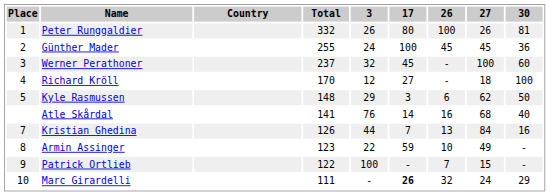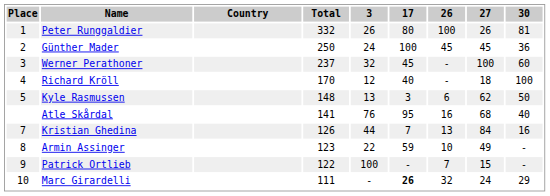(326, 48) 255 -> (326, 48) 250
(408, 81) 27 -> (408, 81) 40
(369, 98) 29 -> (369, 98) 13
(408, 114) 14 -> (408, 114) 95
